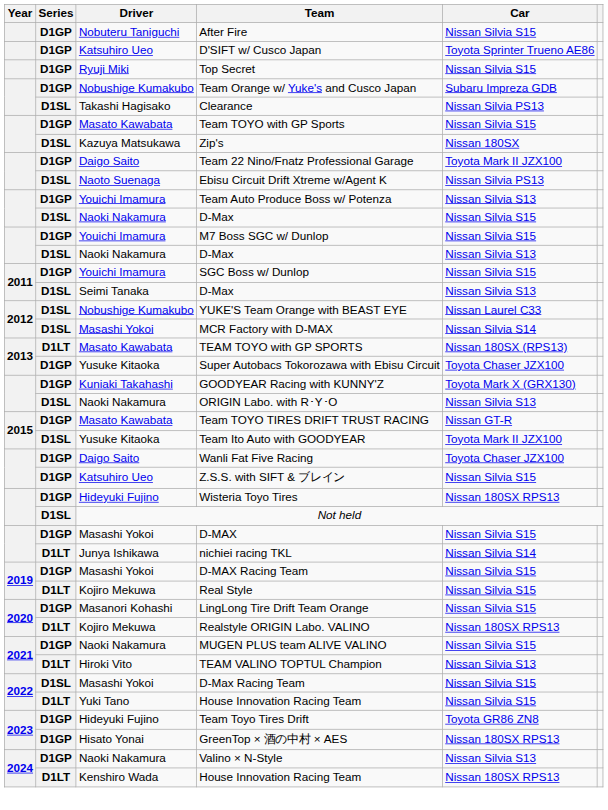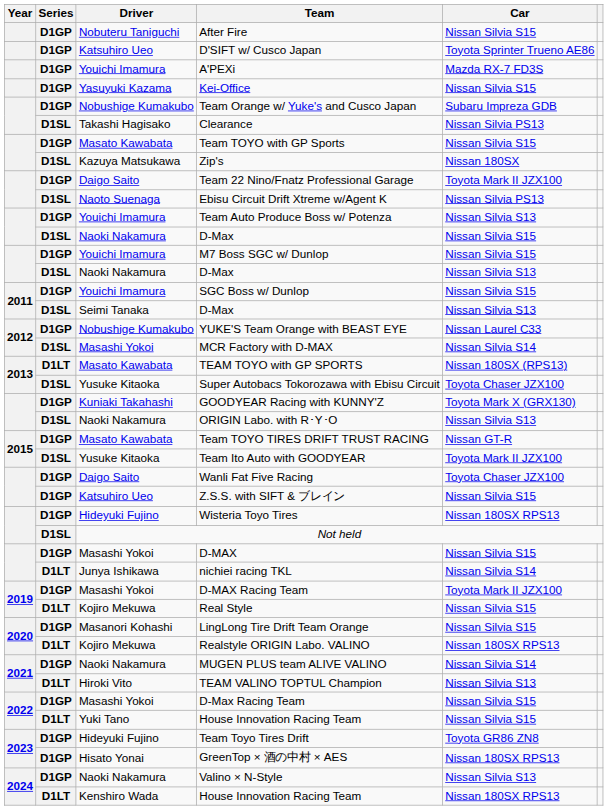+ row: (122, 69)
- row: (104, 69)
+ row: (125, 87)
(56, 310) D1SL -> (56, 328) D1GP
(56, 365) D1GP -> (56, 384) D1SL
(491, 571) Nissan Silvia S15 -> (504, 590) Toyota Mark II JZX100
(491, 645) Nissan Silvia S15 -> (491, 664) Nissan Silvia S14
(56, 682) D1SL -> (56, 701) D1GP
